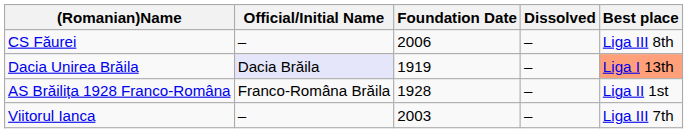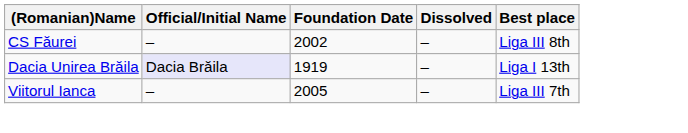(414, 41) 2006 -> (311, 41) 2002
(638, 66) lightsalmon background -> (535, 66) no background
- row: (119, 91)
(414, 115) 2003 -> (311, 91) 2005
